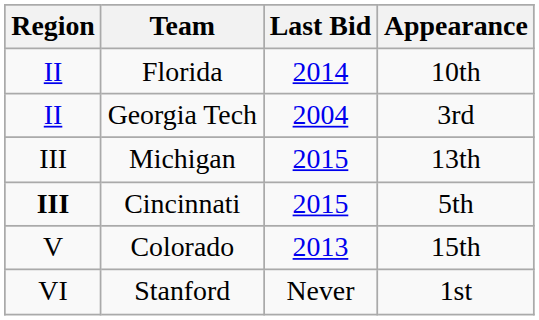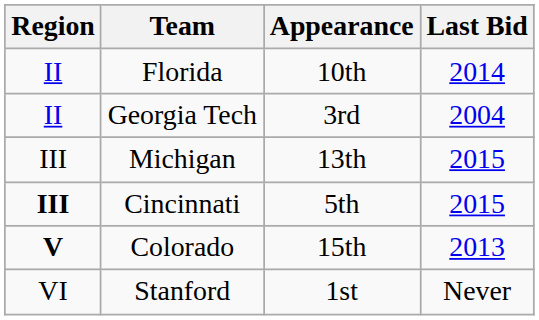columns swapped: (456, 26) <-> (320, 26)
(53, 247) normal -> (53, 247) bold
